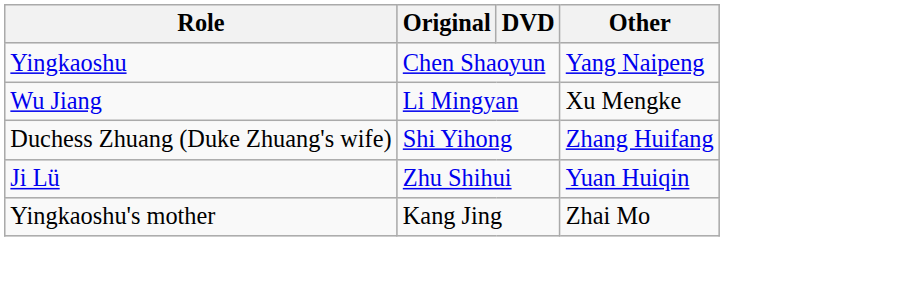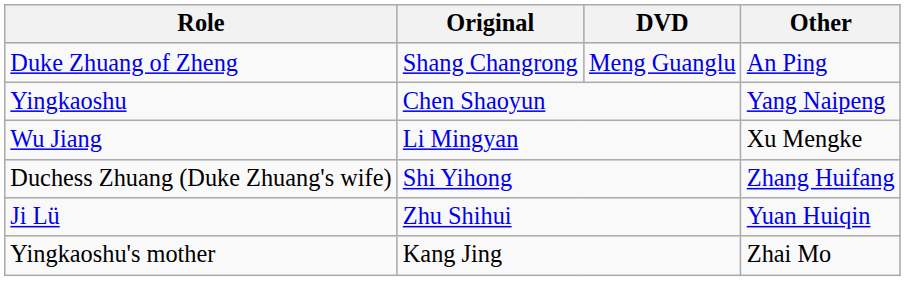+ row: (124, 62)
